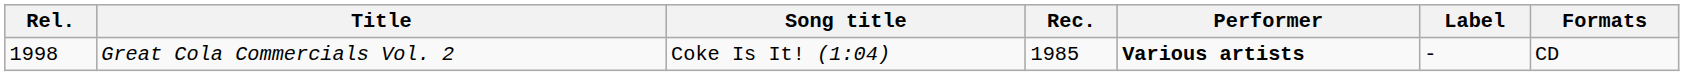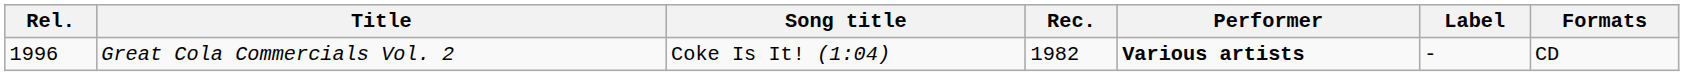(34, 54) 1998 -> (34, 54) 1996
(1055, 54) 1985 -> (1055, 54) 1982
